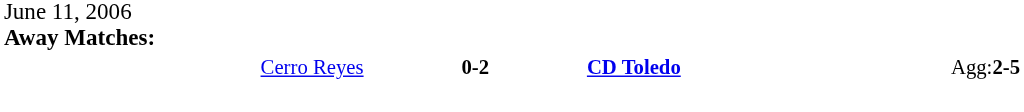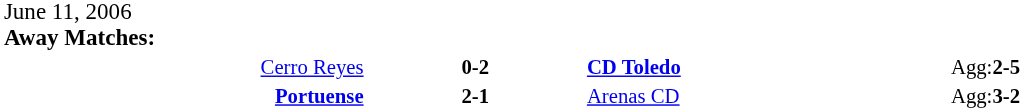+ row: (319, 96)
